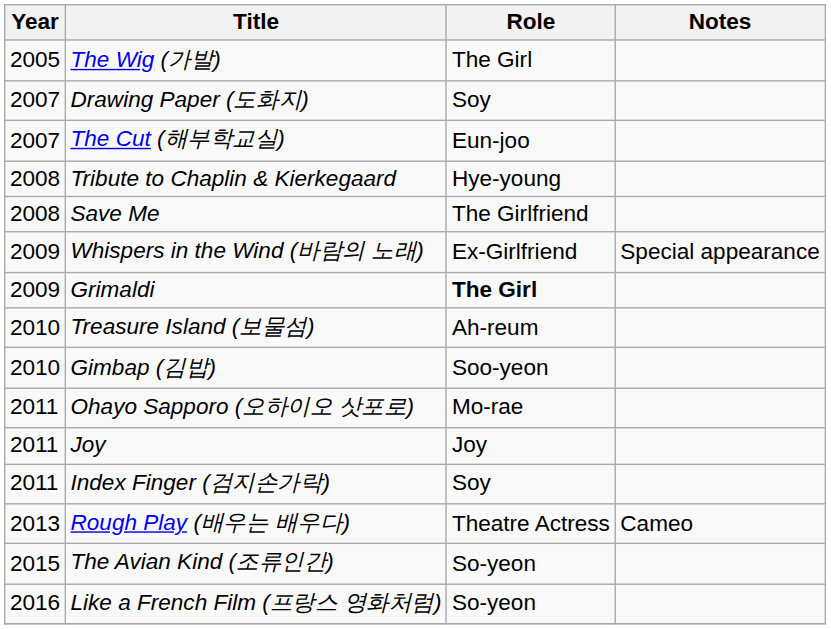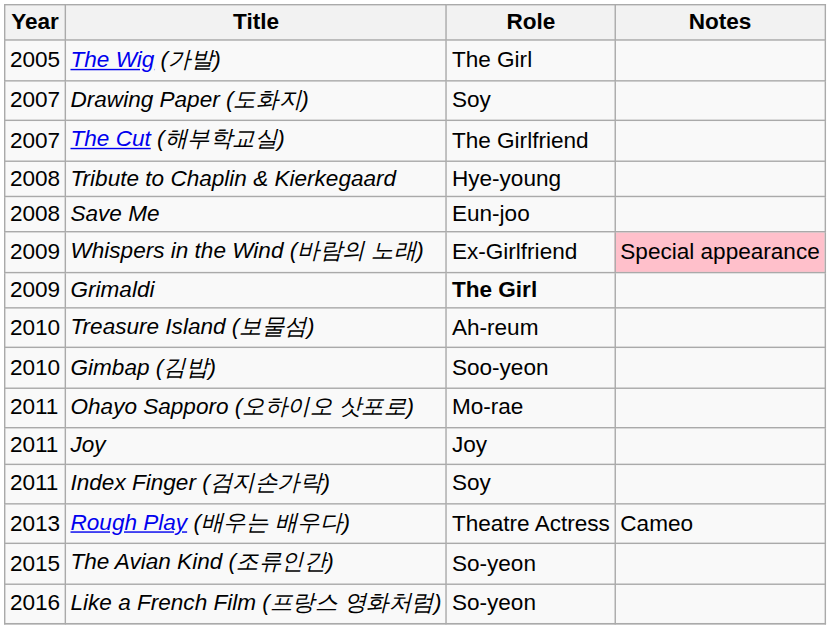(491, 140) Eun-joo -> (520, 140) The Girlfriend
(520, 213) The Girlfriend -> (491, 213) Eun-joo
(720, 251) no background -> (720, 251) pink background
